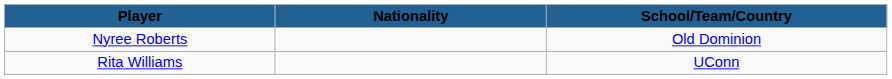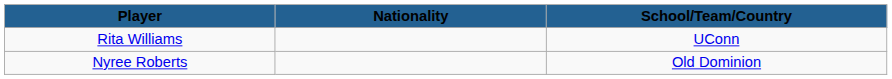rows swapped: (140, 39) <-> (140, 62)
